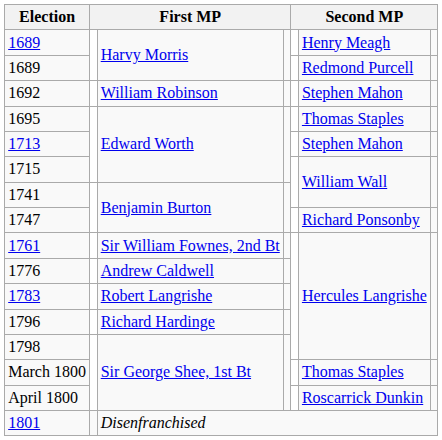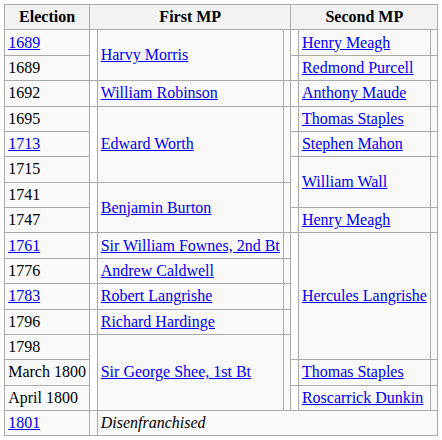(352, 93) Stephen Mahon -> (354, 93) Anthony Maude
(361, 220) Richard Ponsonby -> (346, 220) Henry Meagh
